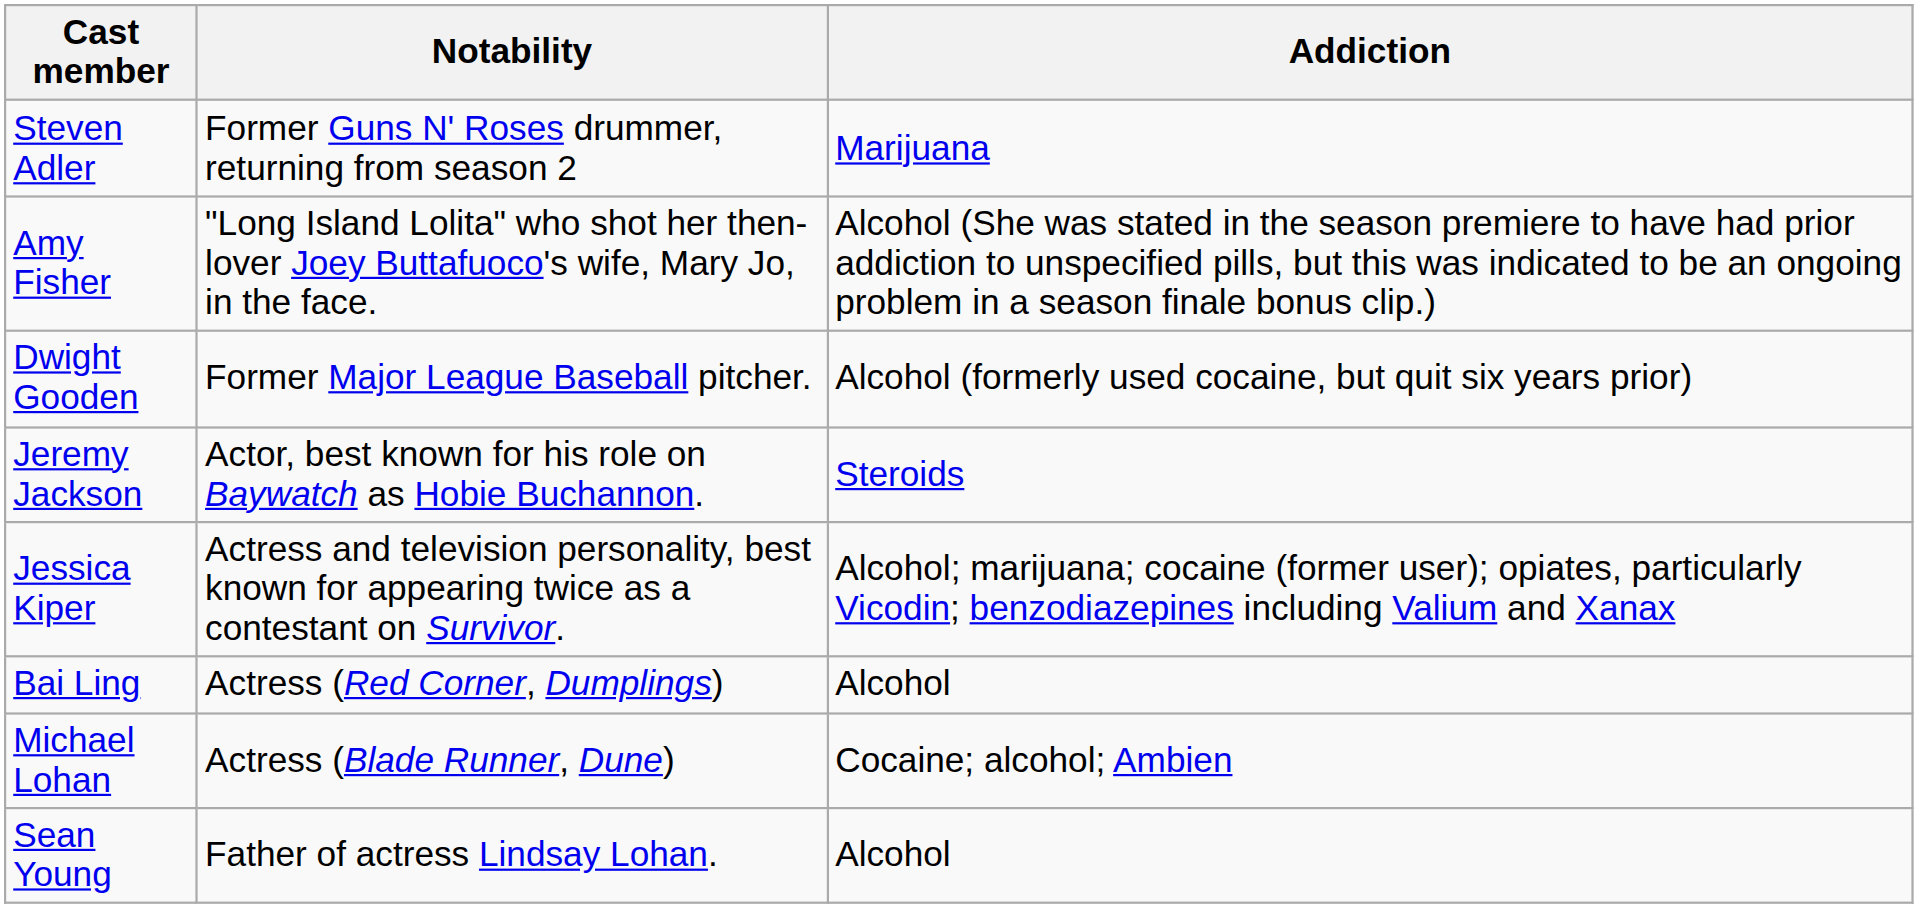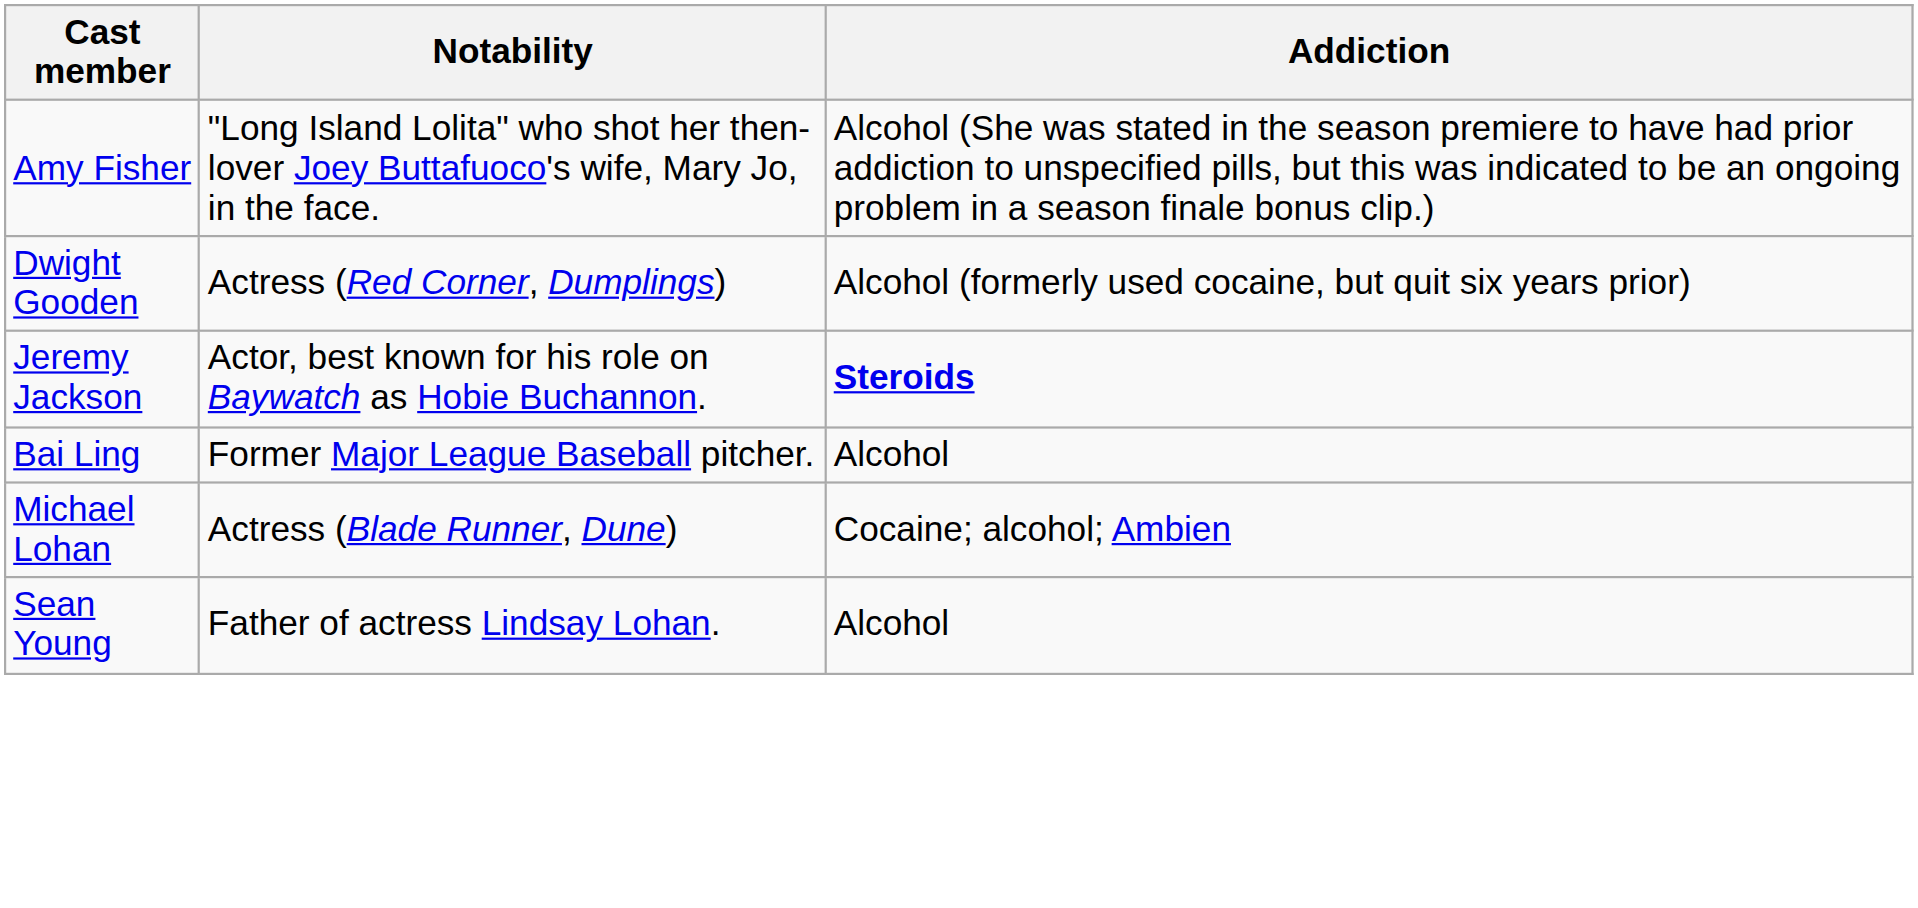- row: (68, 147)
(508, 378) Former Major League Baseball pitcher. -> (467, 282) Actress (Red Corner, Dumplings)
(900, 473) normal -> (904, 378) bold
- row: (72, 588)
(464, 684) Actress (Red Corner, Dumplings) -> (511, 453) Former Major League Baseball pitcher.
